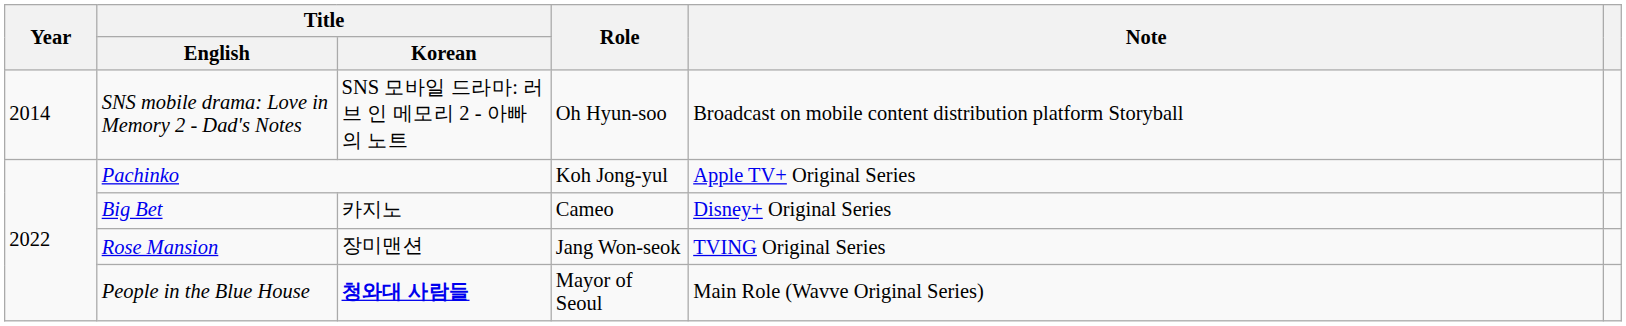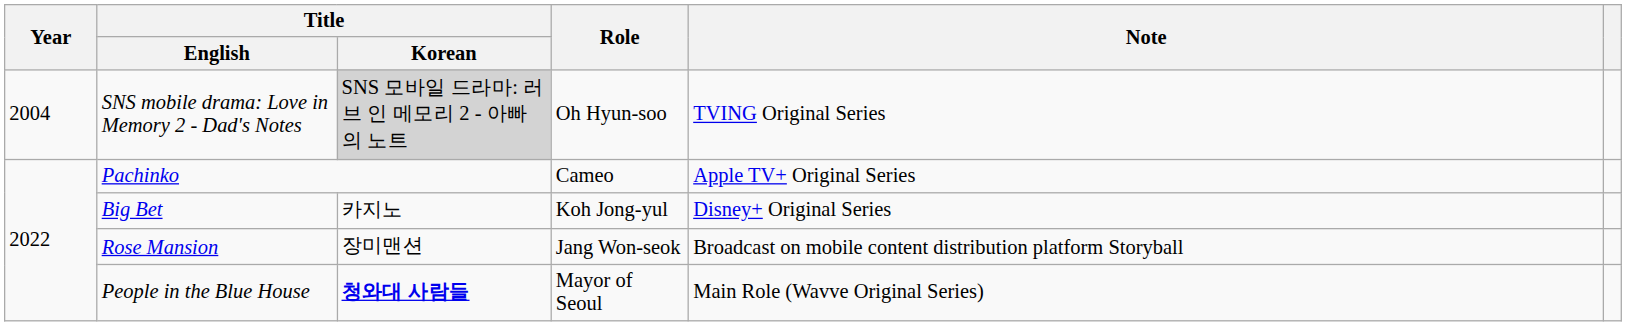(30, 114) 2014 -> (30, 114) 2004
(443, 113) no background -> (443, 113) lightgrey background
(938, 114) Broadcast on mobile content distribution platform Storyball -> (789, 114) TVING Original Series
(612, 175) Koh Jong-yul -> (585, 175) Cameo
(585, 210) Cameo -> (612, 210) Koh Jong-yul
(789, 246) TVING Original Series -> (938, 246) Broadcast on mobile content distribution platform Storyball
